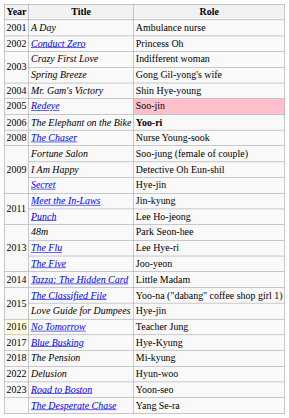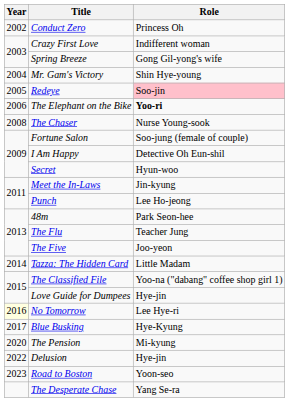- row: (43, 28)
(151, 185) Hye-jin -> (157, 169) Hyun-woo
(157, 248) Lee Hye-ri -> (162, 232) Teacher Jung
(162, 327) Teacher Jung -> (157, 311) Lee Hye-ri
(17, 358) 2018 -> (17, 342) 2020
(157, 374) Hyun-woo -> (151, 358) Hye-jin
